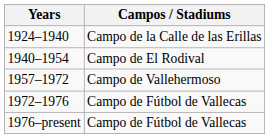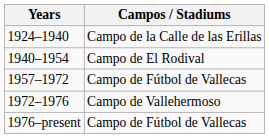(154, 79) Campo de Vallehermoso -> (167, 79) Campo de Fútbol de Vallecas
(167, 101) Campo de Fútbol de Vallecas -> (154, 101) Campo de Vallehermoso
